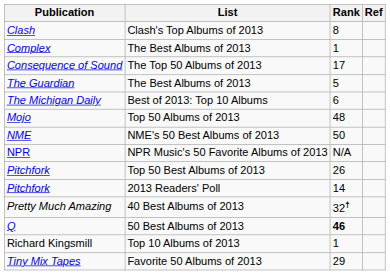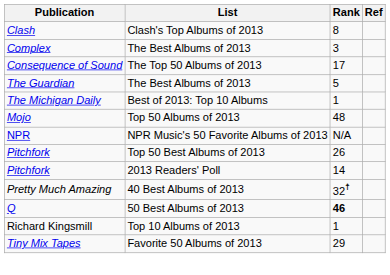(336, 48) 1 -> (336, 48) 3
(336, 100) 6 -> (336, 100) 1
- row: (19, 135)
